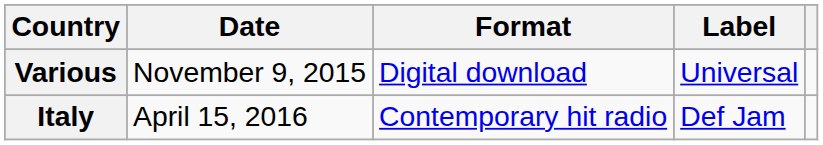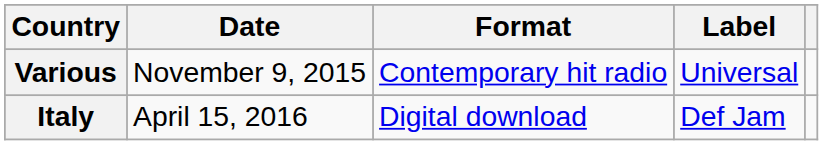(483, 71) Digital download -> (523, 71) Contemporary hit radio
(523, 116) Contemporary hit radio -> (483, 116) Digital download
